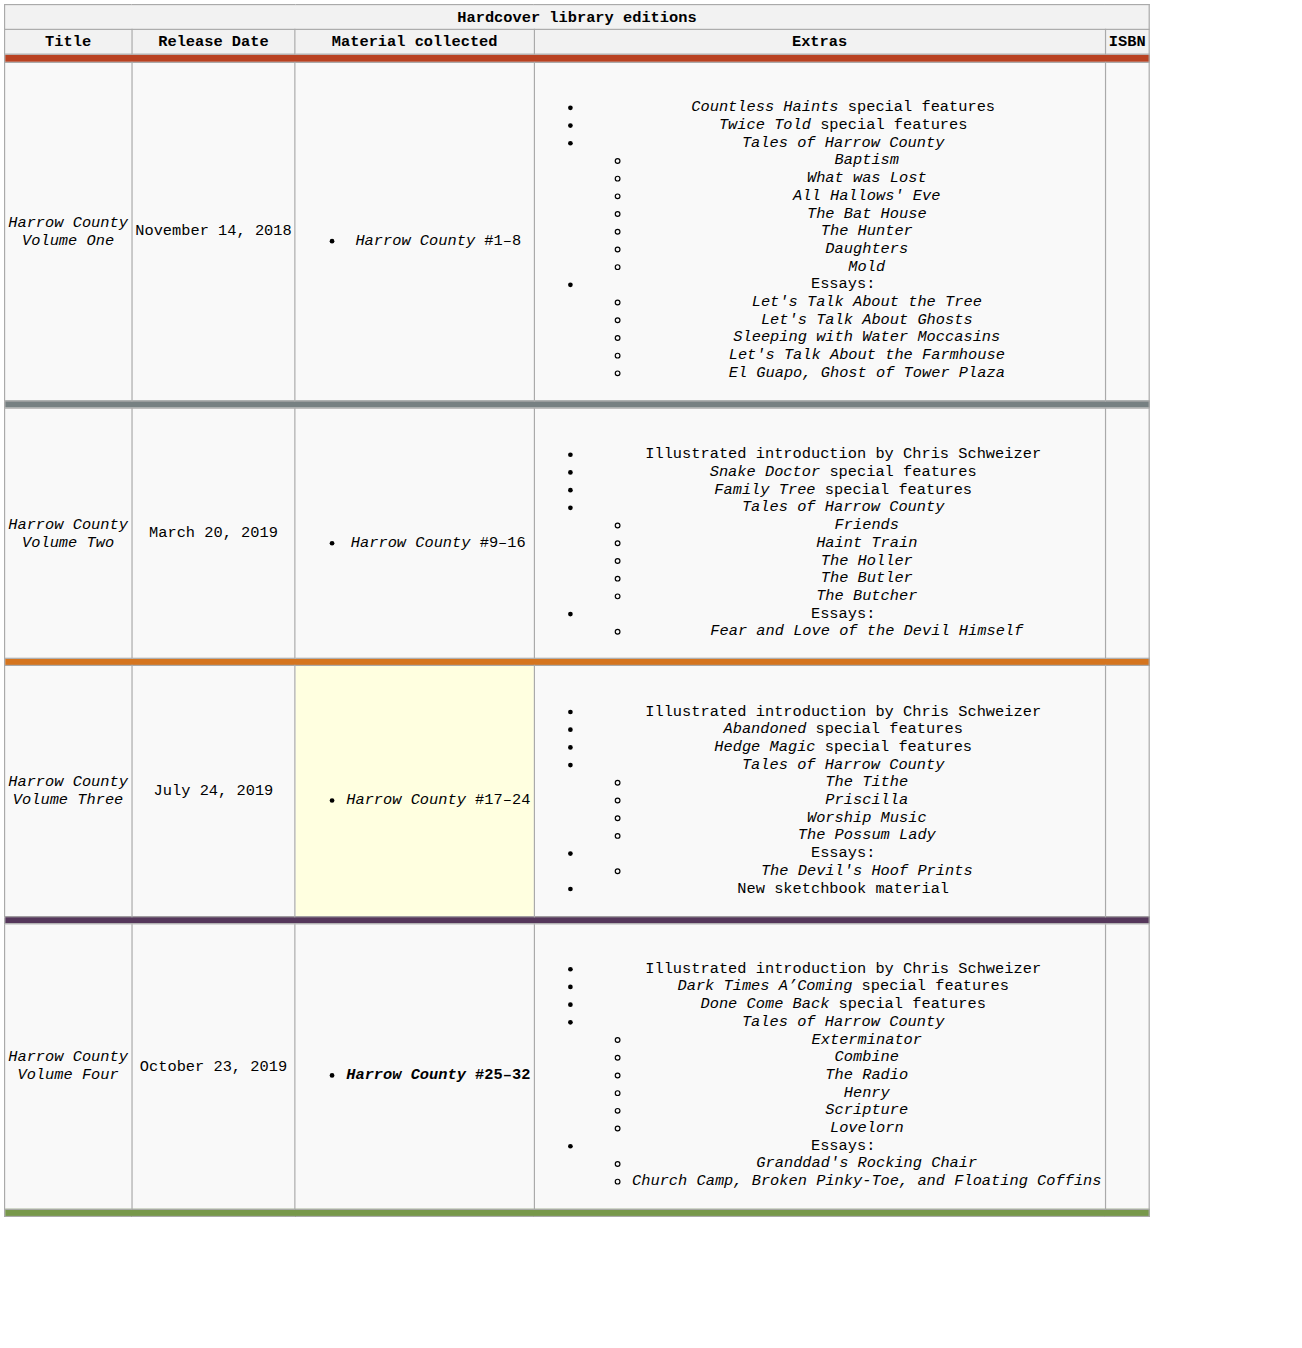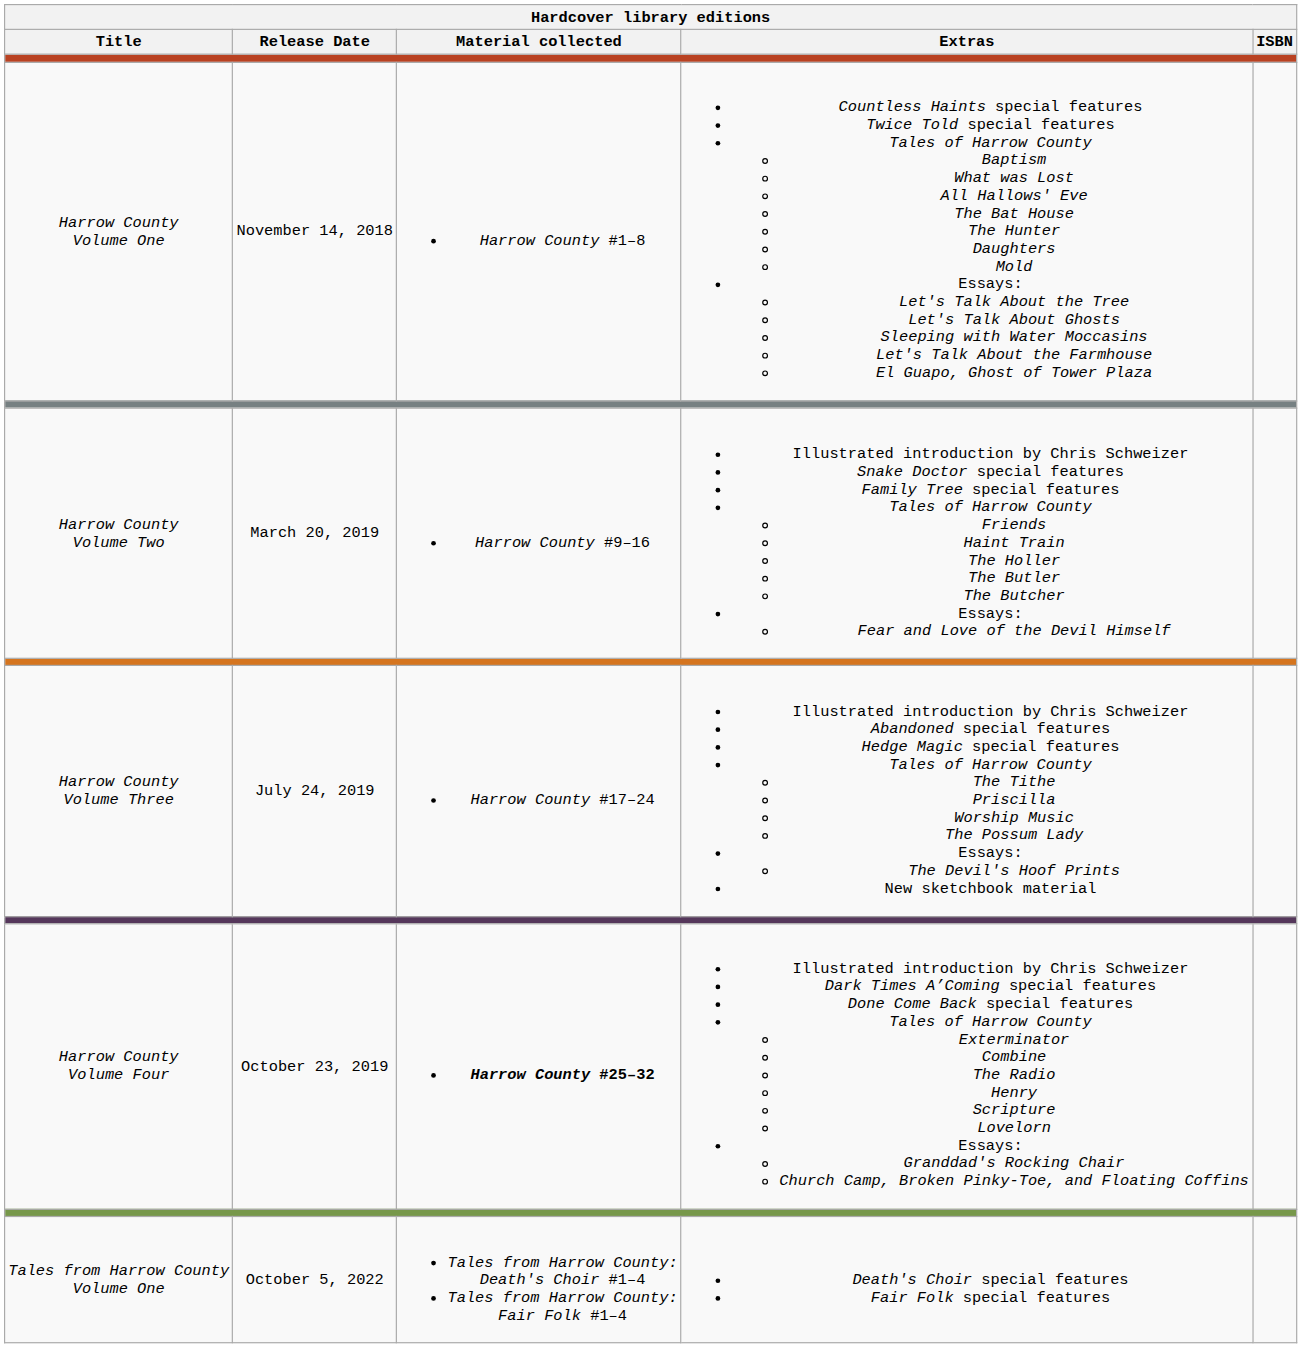(415, 800) lightyellow background -> (539, 800) no background
+ row: (119, 1280)
